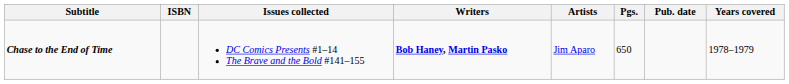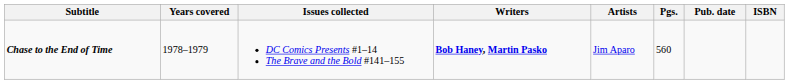columns swapped: (745, 12) <-> (179, 12)
(624, 49) 650 -> (664, 49) 560
